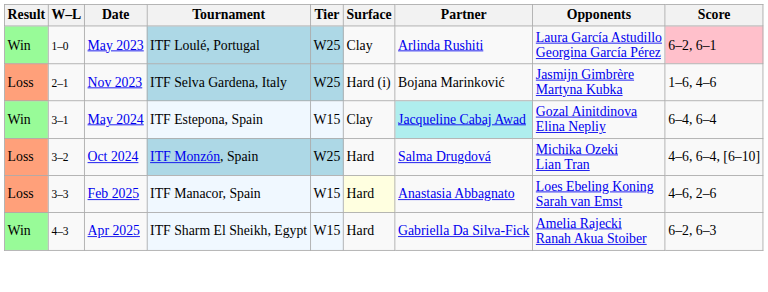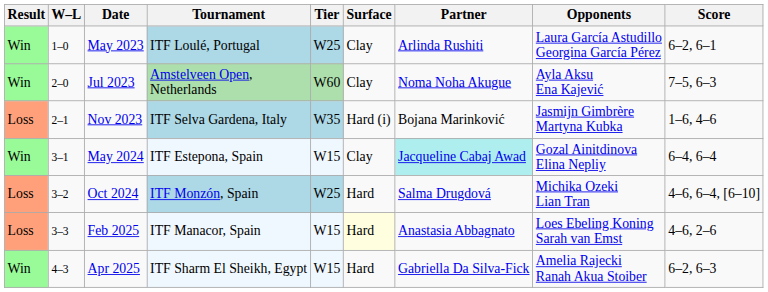(692, 44) pink background -> (692, 44) no background
+ row: (111, 82)
(327, 82) W25 -> (327, 119) W35
